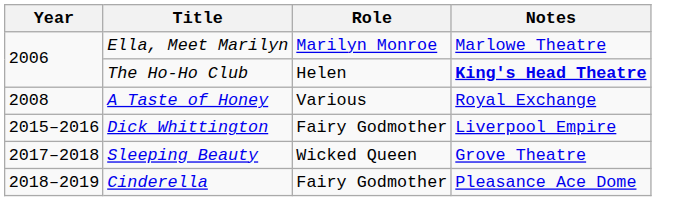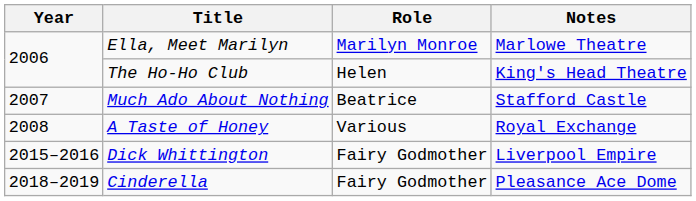(551, 73) bold -> (591, 73) normal
+ row: (218, 100)
- row: (183, 155)
